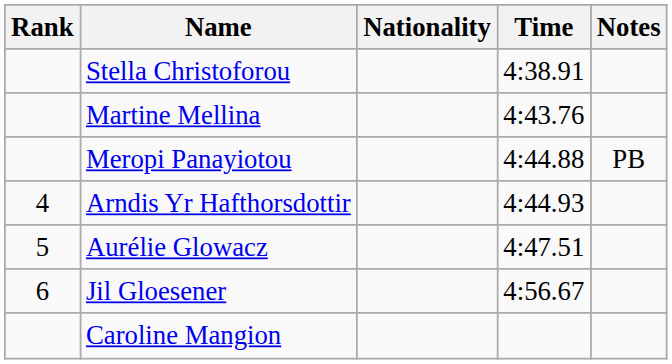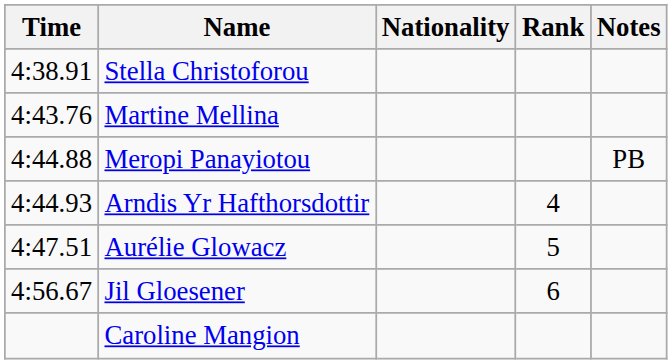columns swapped: (42, 26) <-> (544, 26)
